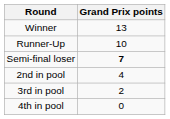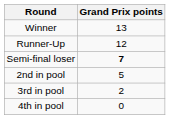(121, 43) 10 -> (121, 43) 12
(121, 75) 4 -> (121, 75) 5
